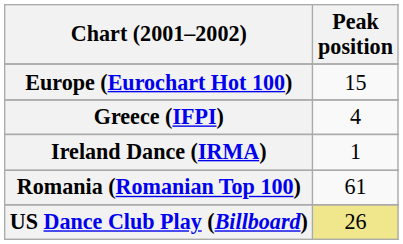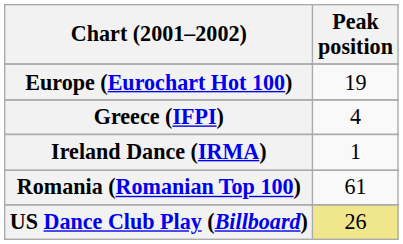(355, 81) 15 -> (355, 81) 19
